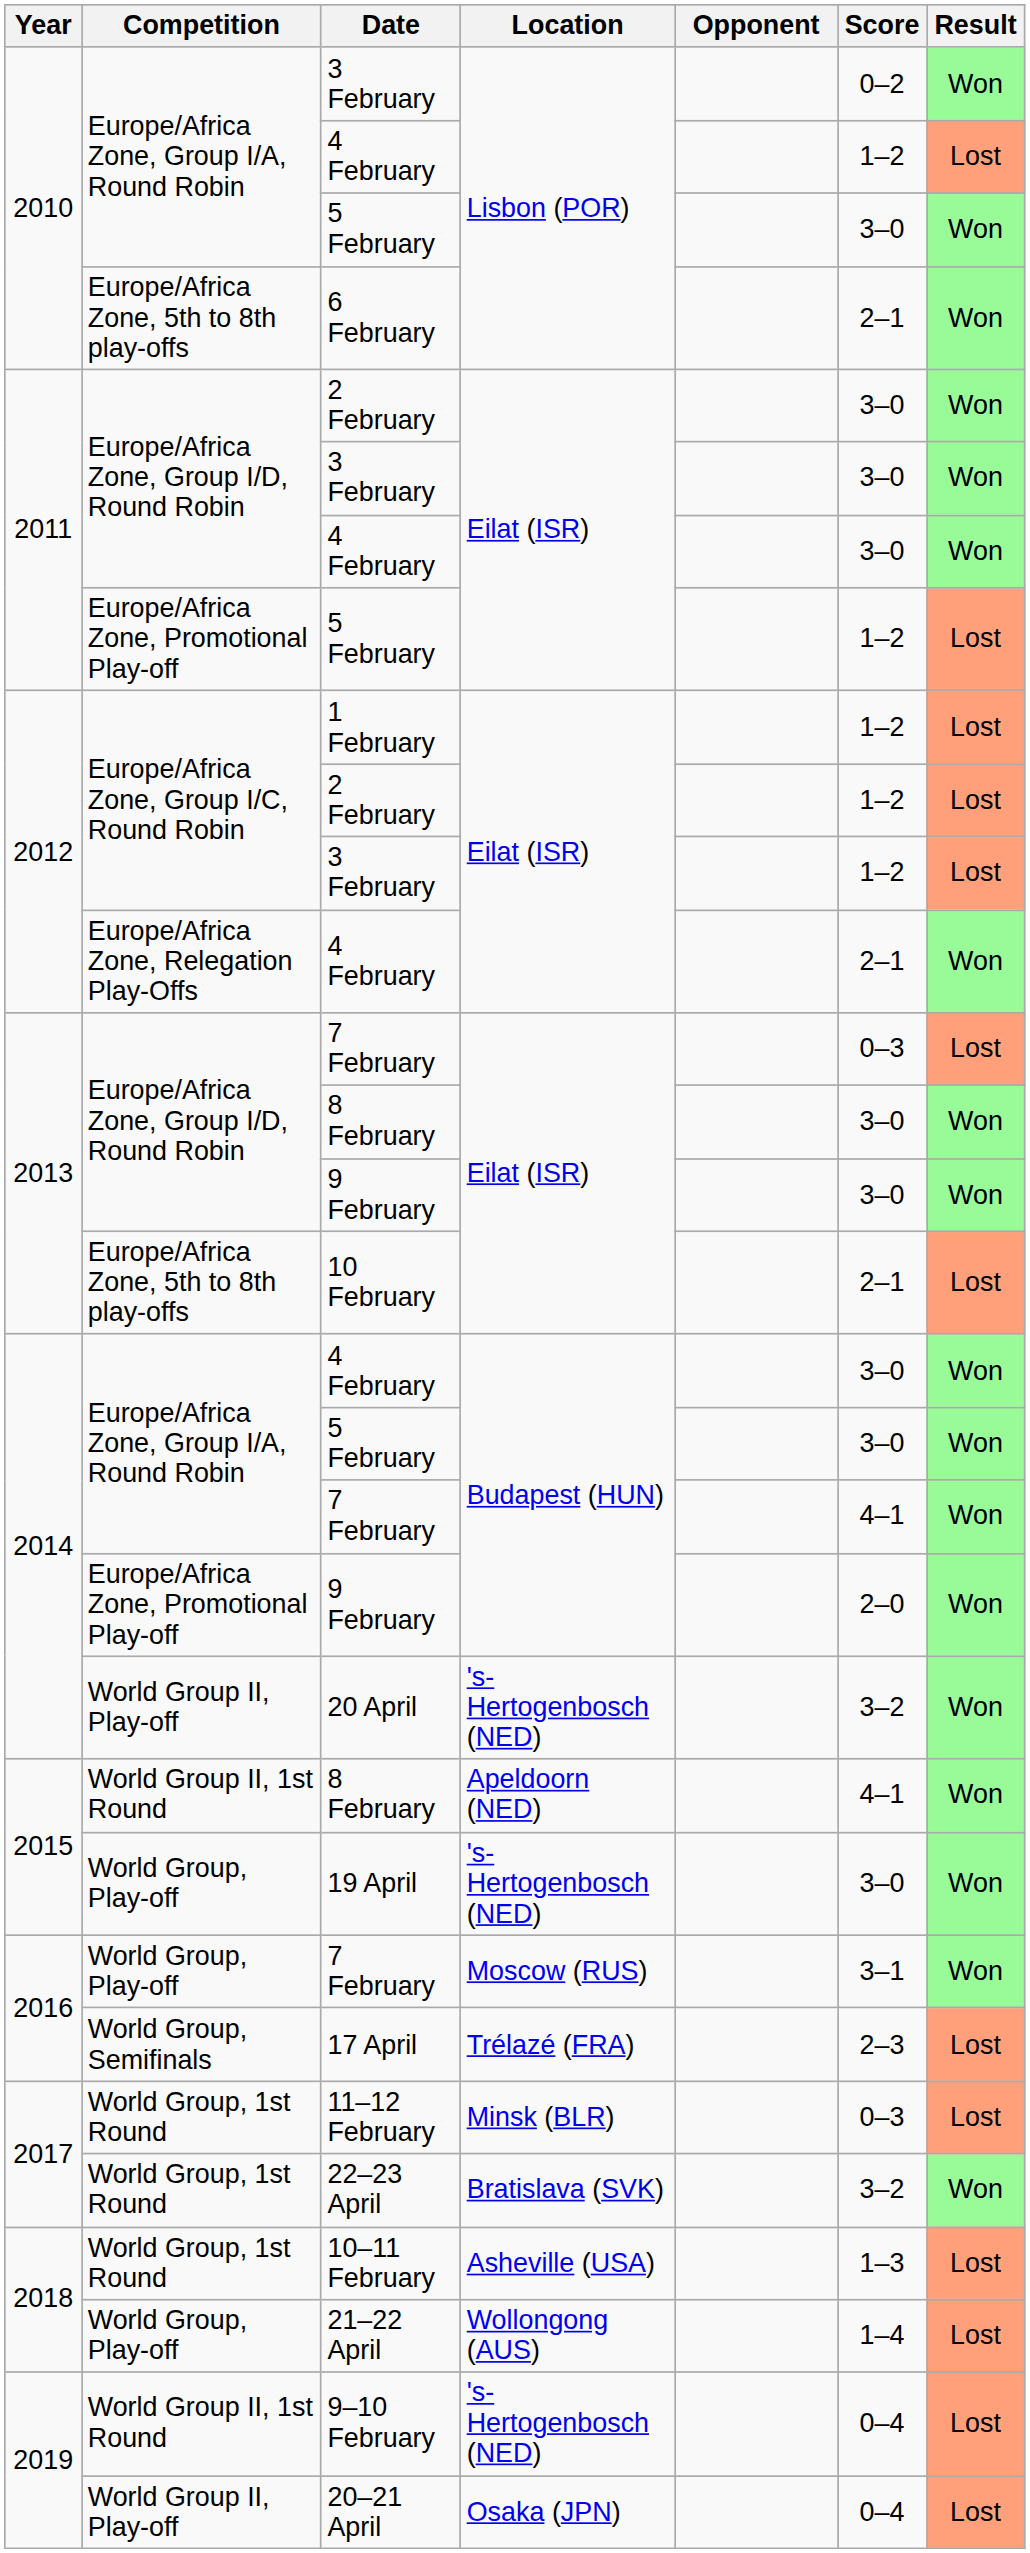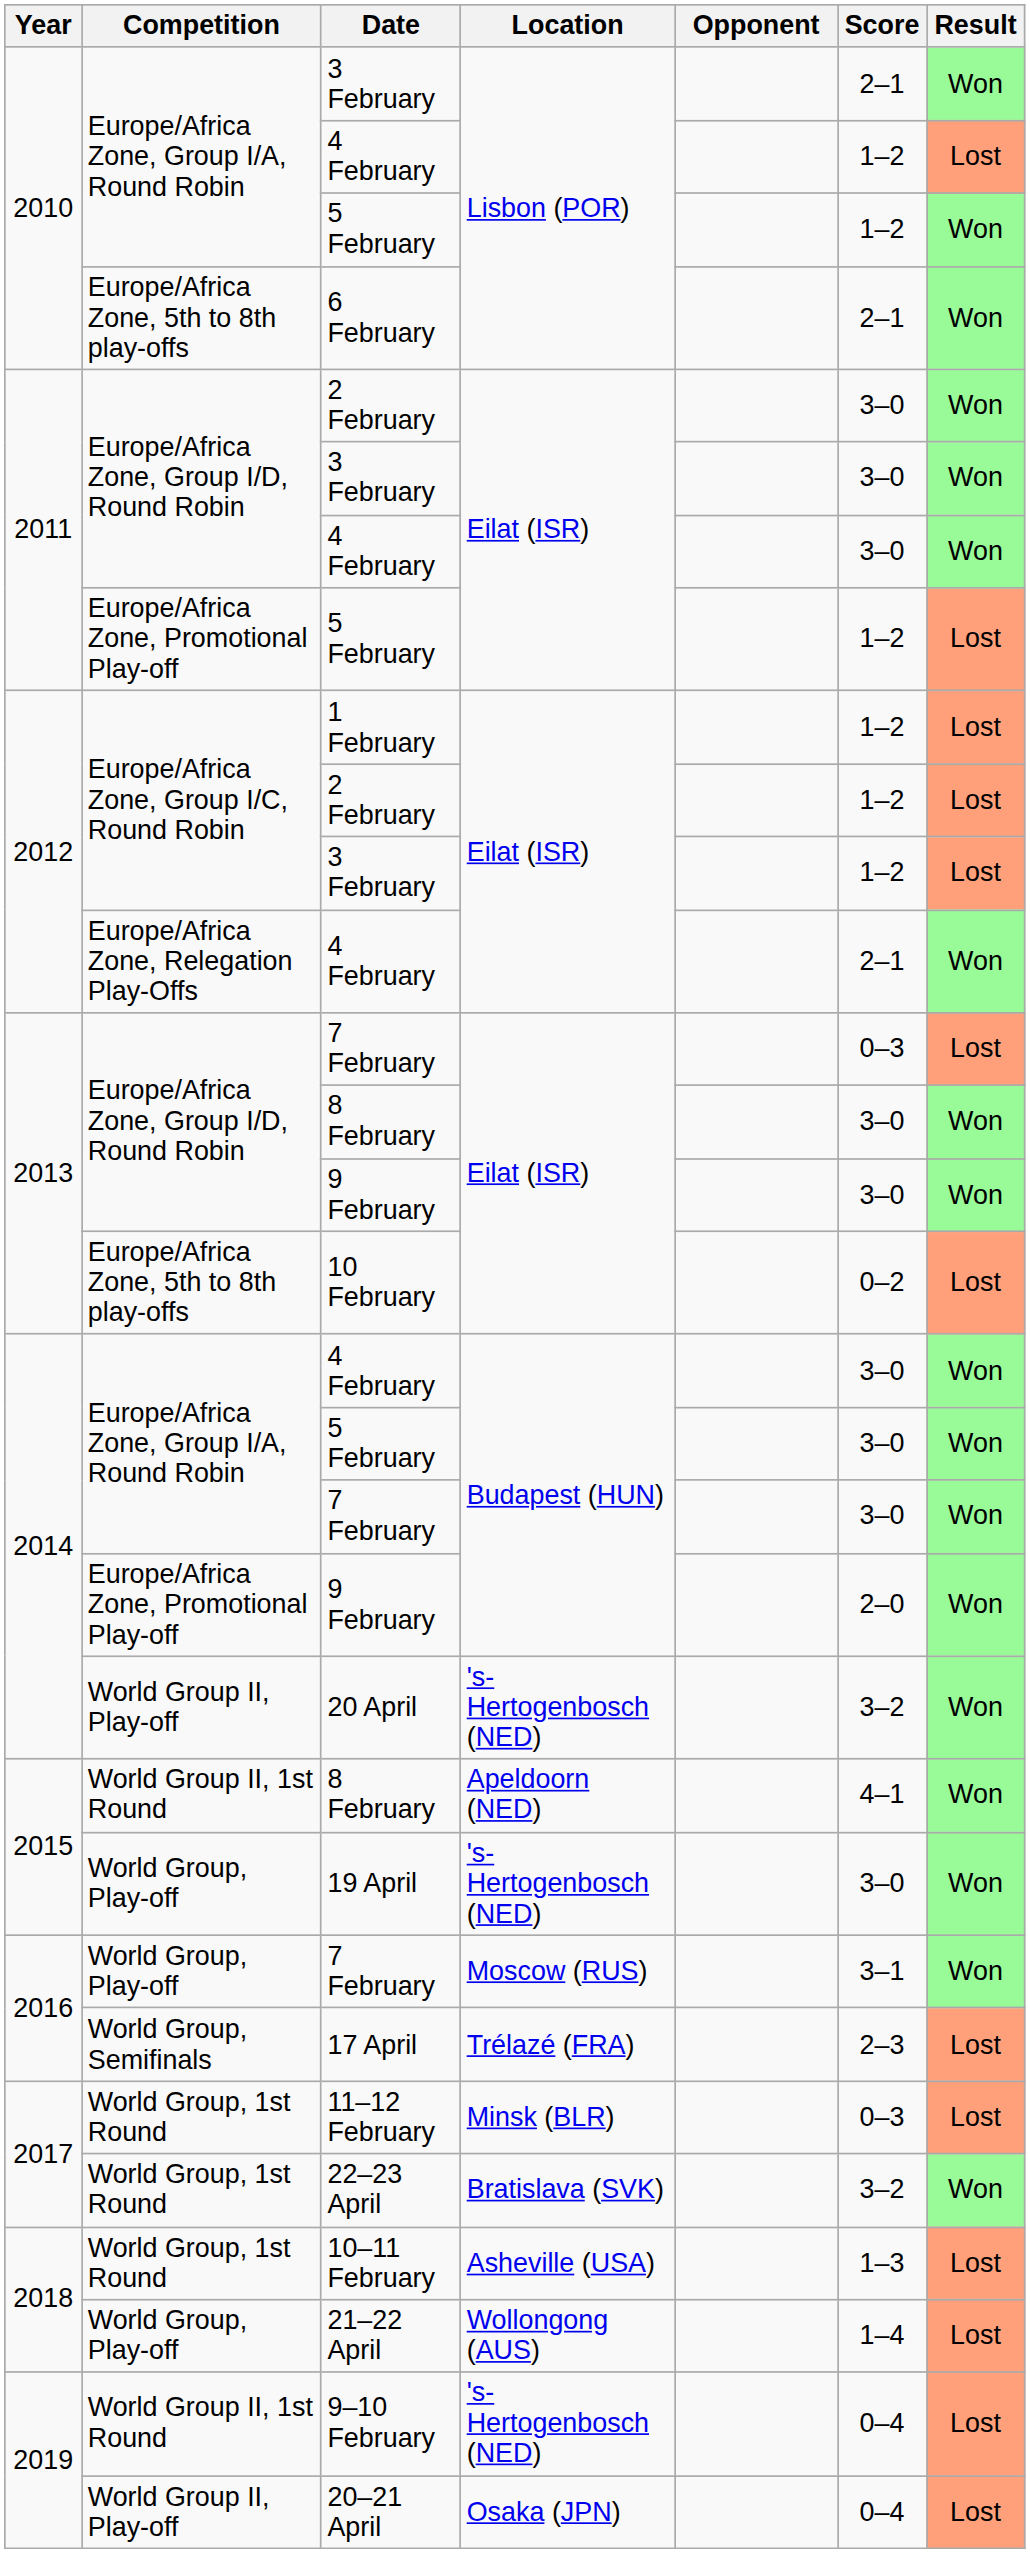(882, 83) 0–2 -> (882, 83) 2–1
(882, 229) 3–0 -> (882, 229) 1–2
(882, 1282) 2–1 -> (882, 1282) 0–2
(882, 1516) 4–1 -> (882, 1516) 3–0
